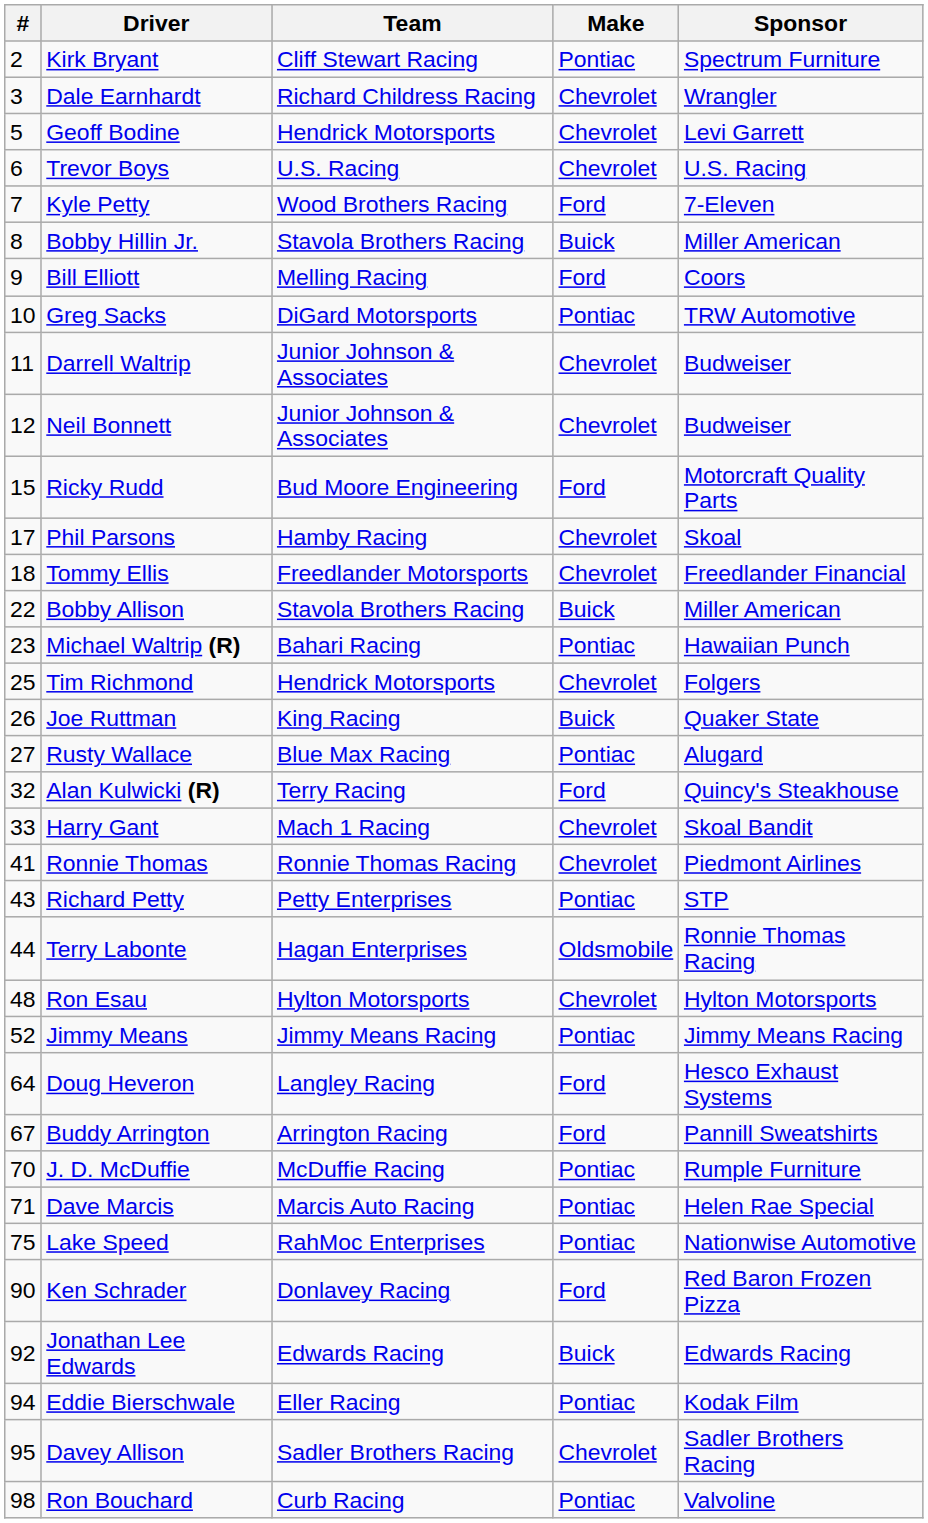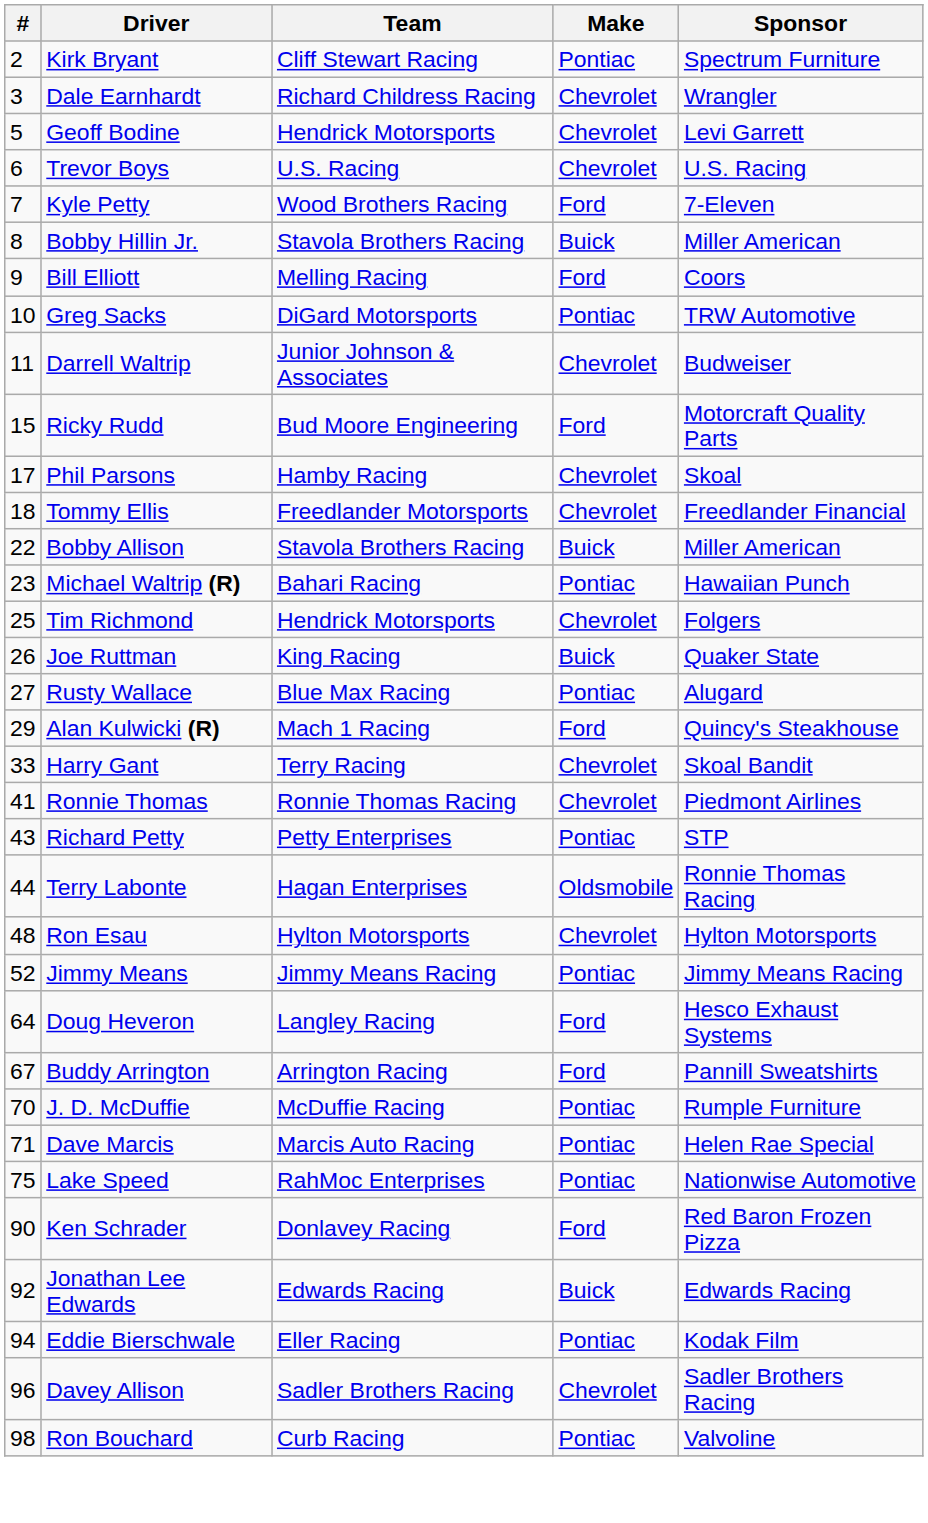- row: (109, 425)
(23, 790) 32 -> (23, 728) 29
(341, 790) Terry Racing -> (353, 728) Mach 1 Racing
(353, 827) Mach 1 Racing -> (341, 765) Terry Racing
(23, 1451) 95 -> (23, 1389) 96
